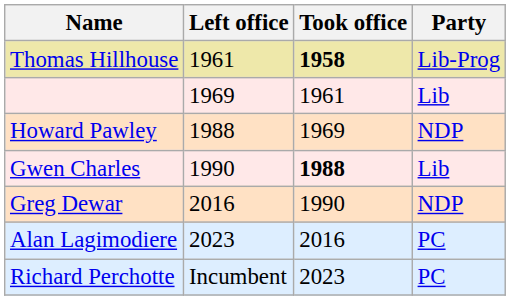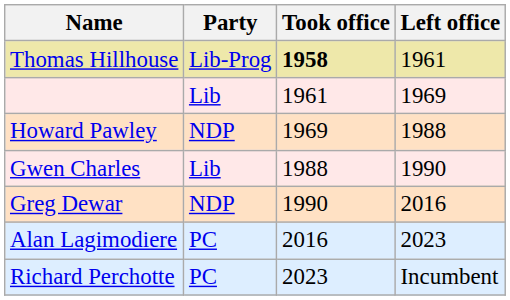columns swapped: (459, 22) <-> (239, 22)
(322, 167) bold -> (305, 167) normal
